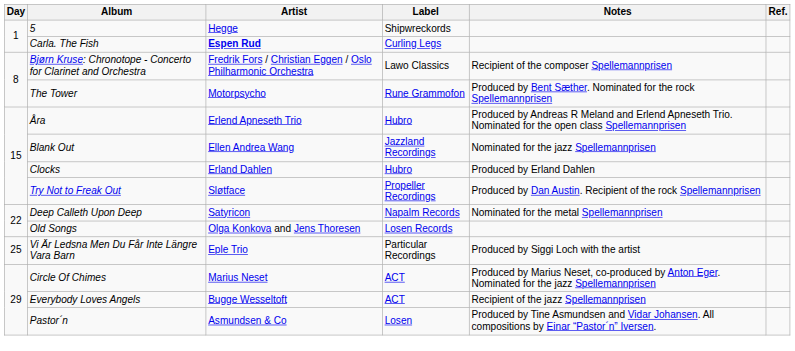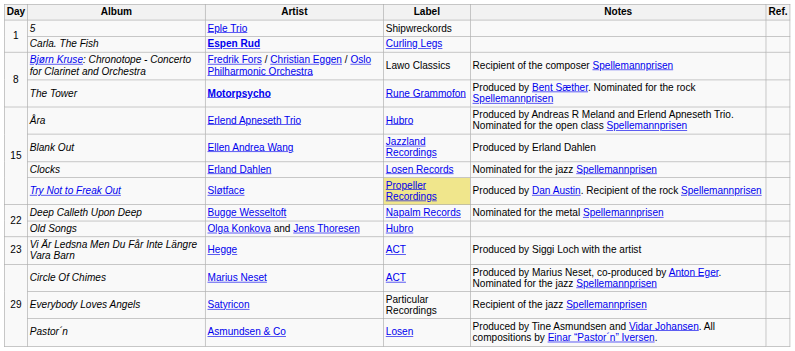(223, 28) Hegge -> (227, 28) Eple Trio
(237, 93) normal -> (239, 93) bold
(564, 148) Nominated for the jazz Spellemannprisen -> (534, 148) Produced by Erland Dahlen
(398, 169) Hubro -> (420, 169) Losen Records
(533, 169) Produced by Erland Dahlen -> (565, 169) Nominated for the jazz Spellemannprisen
(410, 191) no background -> (411, 191) khaki background
(229, 213) Satyricon -> (247, 213) Bugge Wesseltoft
(419, 229) Losen Records -> (400, 229) Hubro
(16, 250) 25 -> (16, 250) 23
(228, 250) Eple Trio -> (222, 250) Hegge
(410, 250) Particular Recordings -> (396, 250) ACT
(248, 299) Bugge Wesseltoft -> (229, 305) Satyricon
(395, 299) ACT -> (411, 305) Particular Recordings
